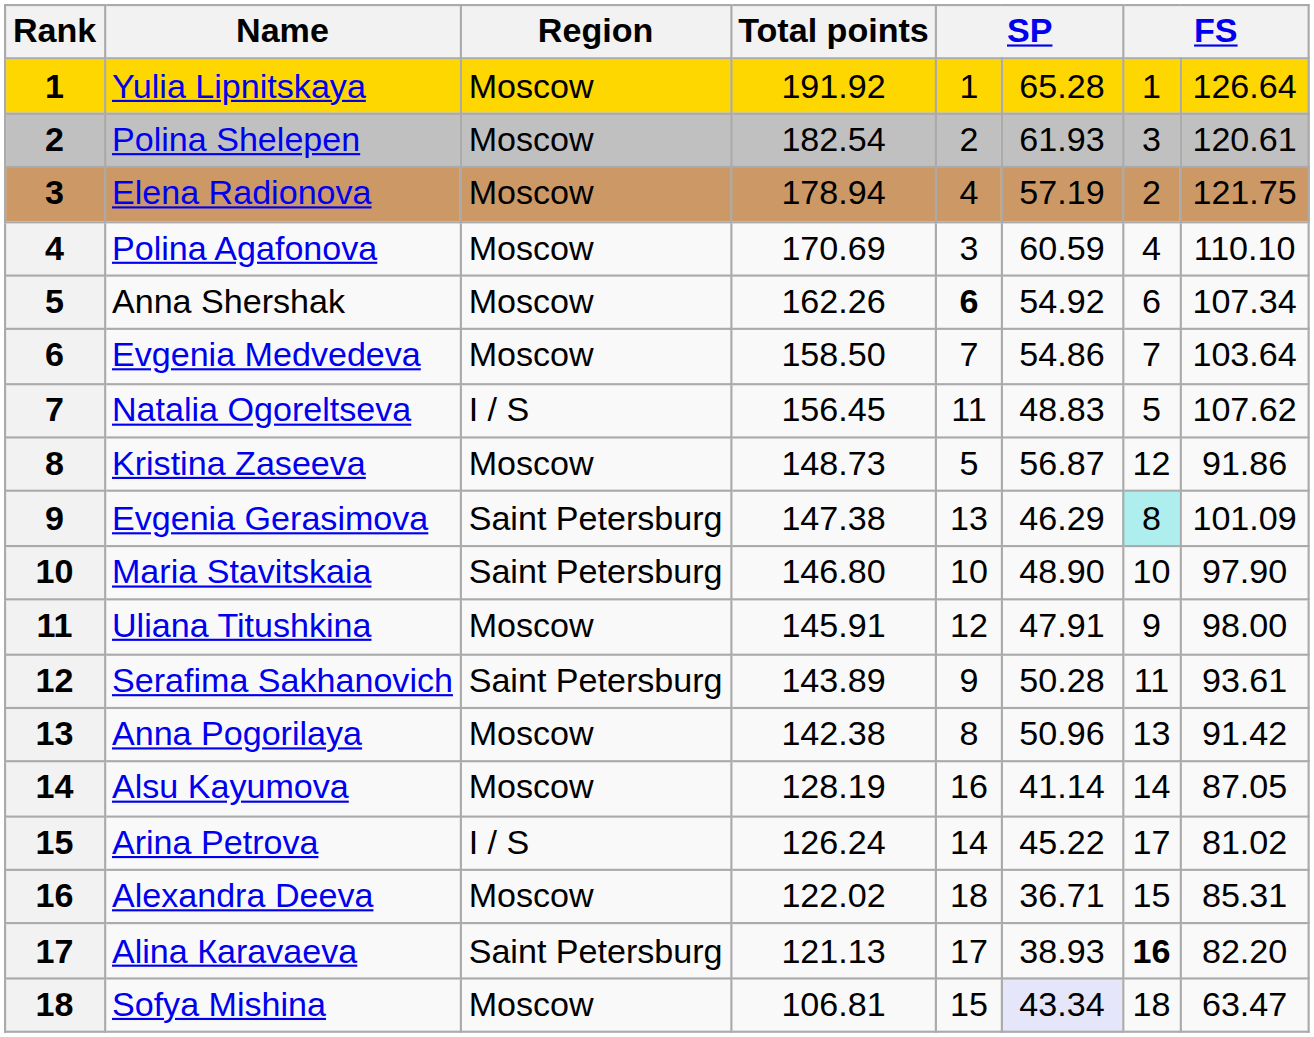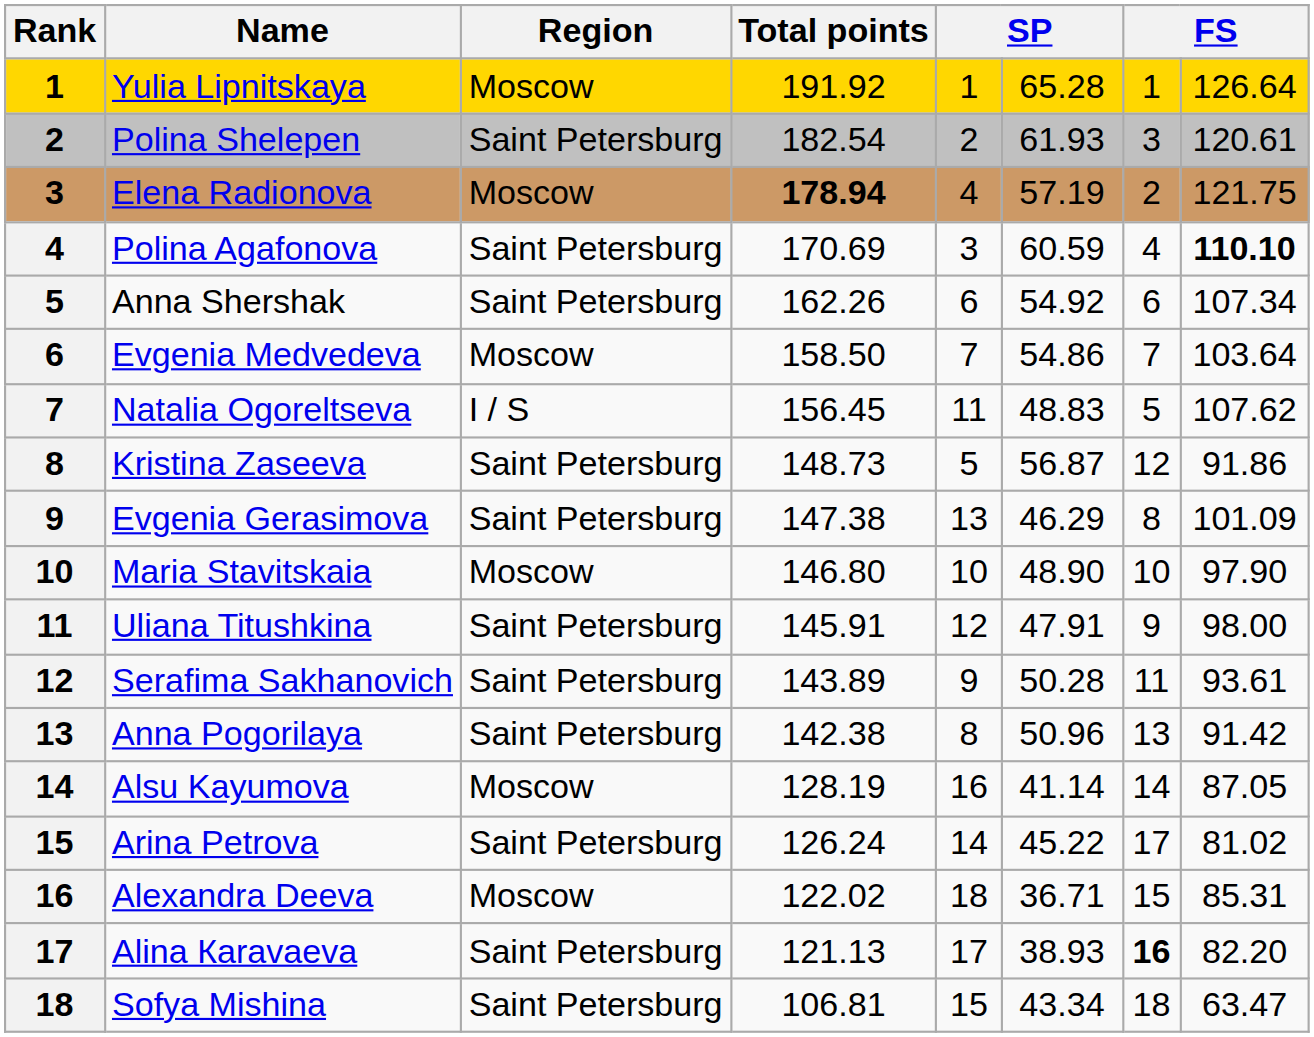(531, 139) Moscow -> (596, 139) Saint Petersburg
(834, 193) normal -> (834, 193) bold
(531, 247) Moscow -> (596, 247) Saint Petersburg
(1245, 247) normal -> (1245, 247) bold
(531, 301) Moscow -> (596, 301) Saint Petersburg
(969, 301) bold -> (969, 301) normal
(531, 463) Moscow -> (596, 463) Saint Petersburg
(1152, 517) paleturquoise background -> (1152, 517) no background
(596, 572) Saint Petersburg -> (531, 572) Moscow
(531, 626) Moscow -> (596, 626) Saint Petersburg
(531, 734) Moscow -> (596, 734) Saint Petersburg
(499, 842) I / S -> (596, 842) Saint Petersburg
(531, 1004) Moscow -> (596, 1004) Saint Petersburg
(1062, 1004) lavender background -> (1062, 1004) no background
